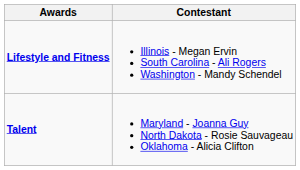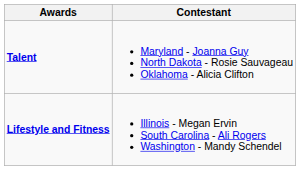rows swapped: (58, 57) <-> (22, 129)
